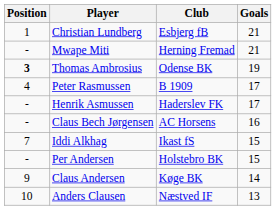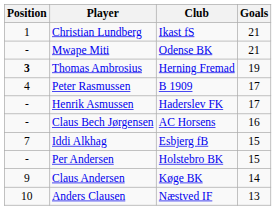(184, 31) Esbjerg fB -> (177, 31) Ikast fS
(197, 50) Herning Fremad -> (186, 50) Odense BK
(186, 68) Odense BK -> (197, 68) Herning Fremad
(177, 141) Ikast fS -> (184, 141) Esbjerg fB
